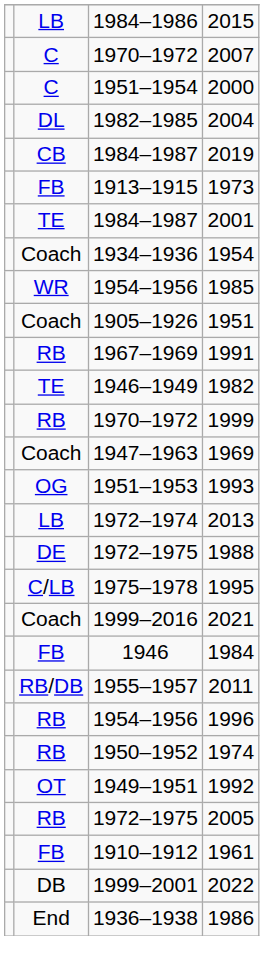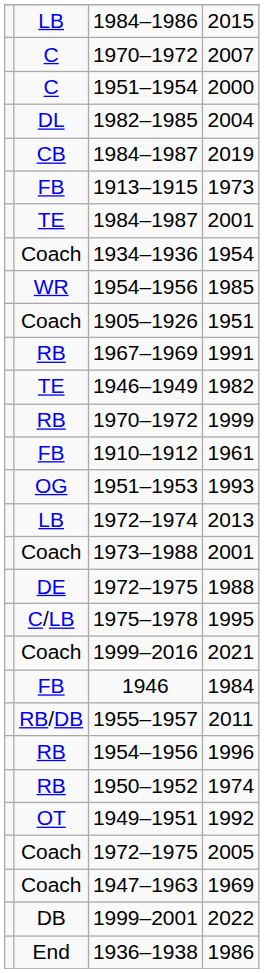rows swapped: (145, 852) <-> (145, 453)
+ row: (145, 552)
(51, 818) RB -> (51, 852) Coach
